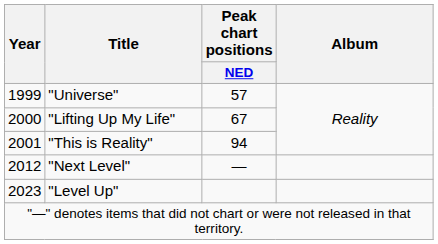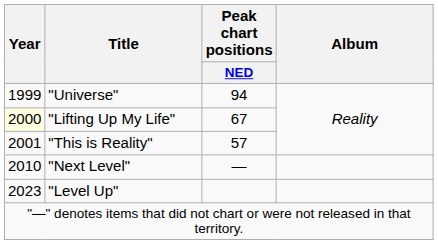(239, 95) 57 -> (239, 95) 94
(25, 119) no background -> (25, 119) lightyellow background
(239, 143) 94 -> (239, 143) 57
(25, 167) 2012 -> (25, 167) 2010
